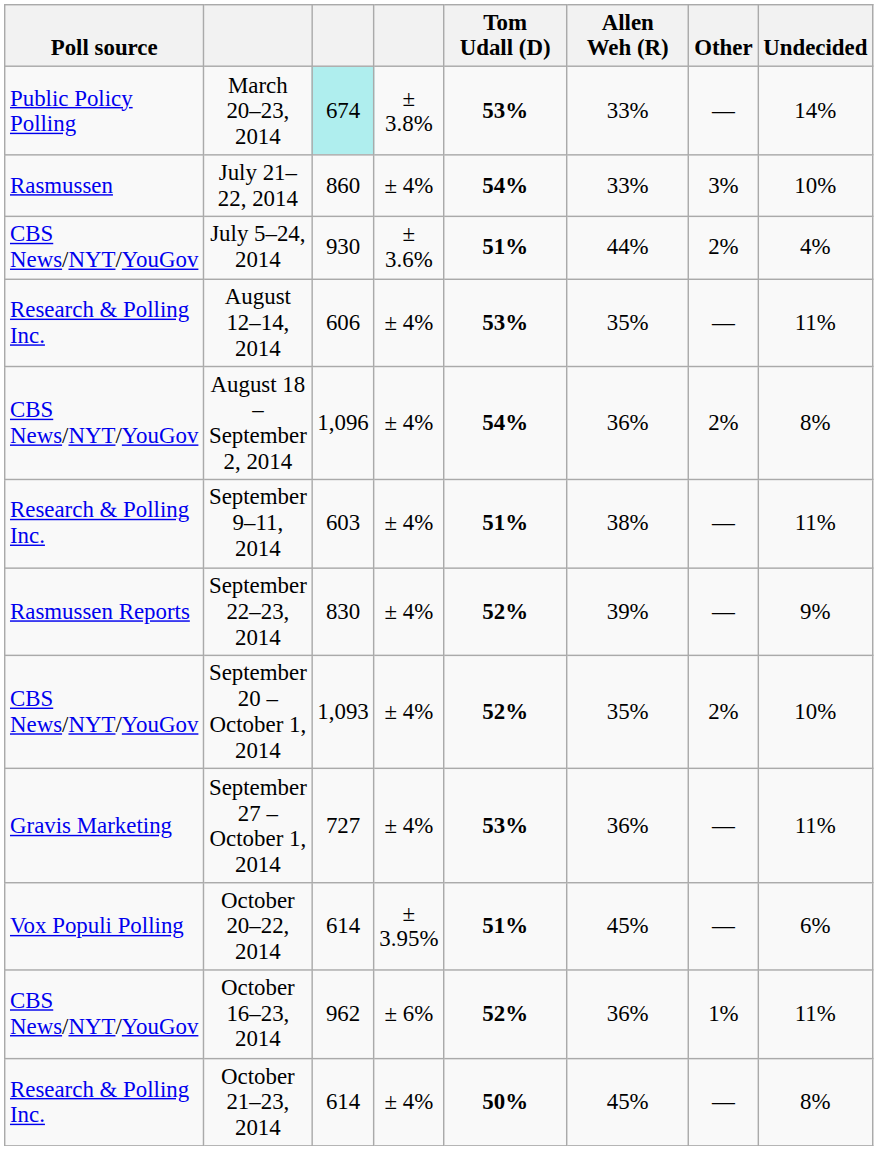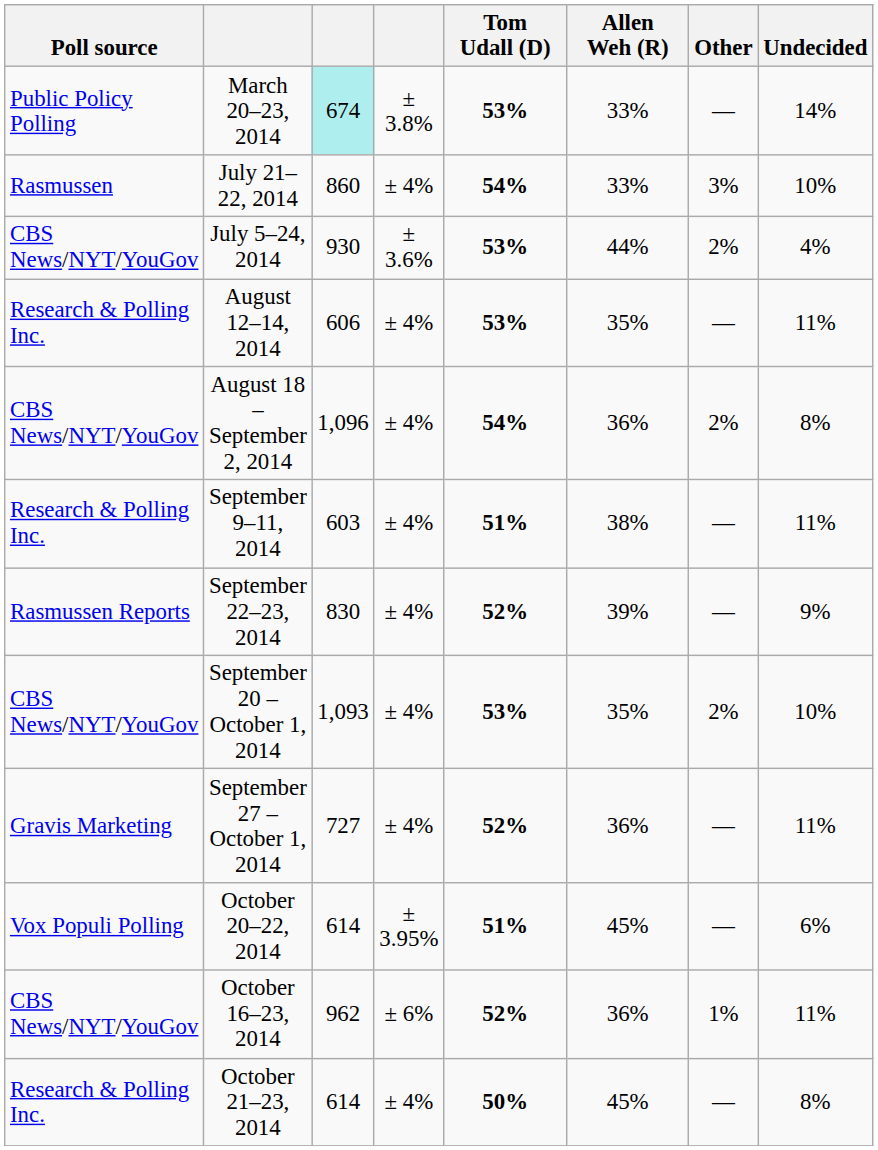(505, 247) 51% -> (505, 247) 53%
(505, 711) 52% -> (505, 711) 53%
(505, 825) 53% -> (505, 825) 52%
